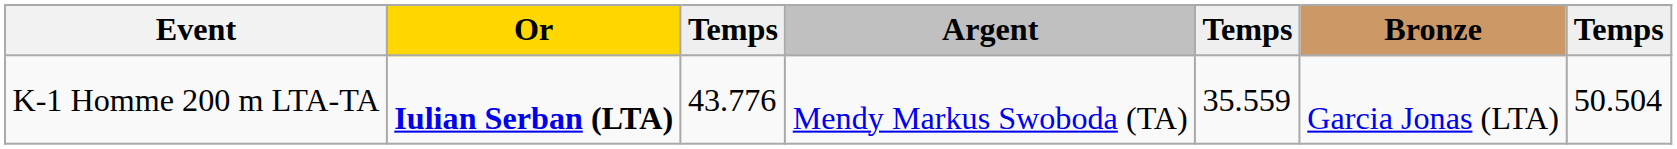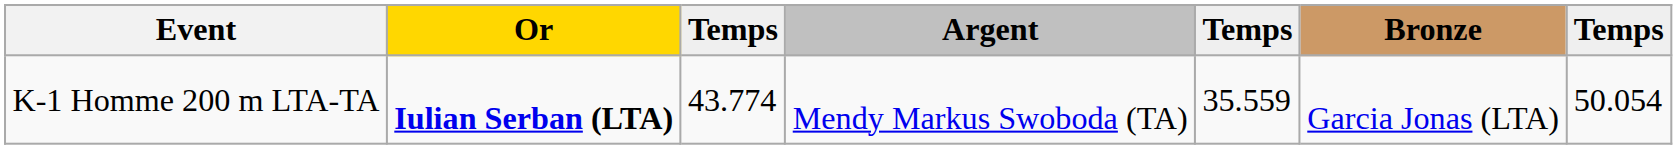(732, 99) 43.776 -> (732, 99) 43.774
(1618, 99) 50.504 -> (1618, 99) 50.054
